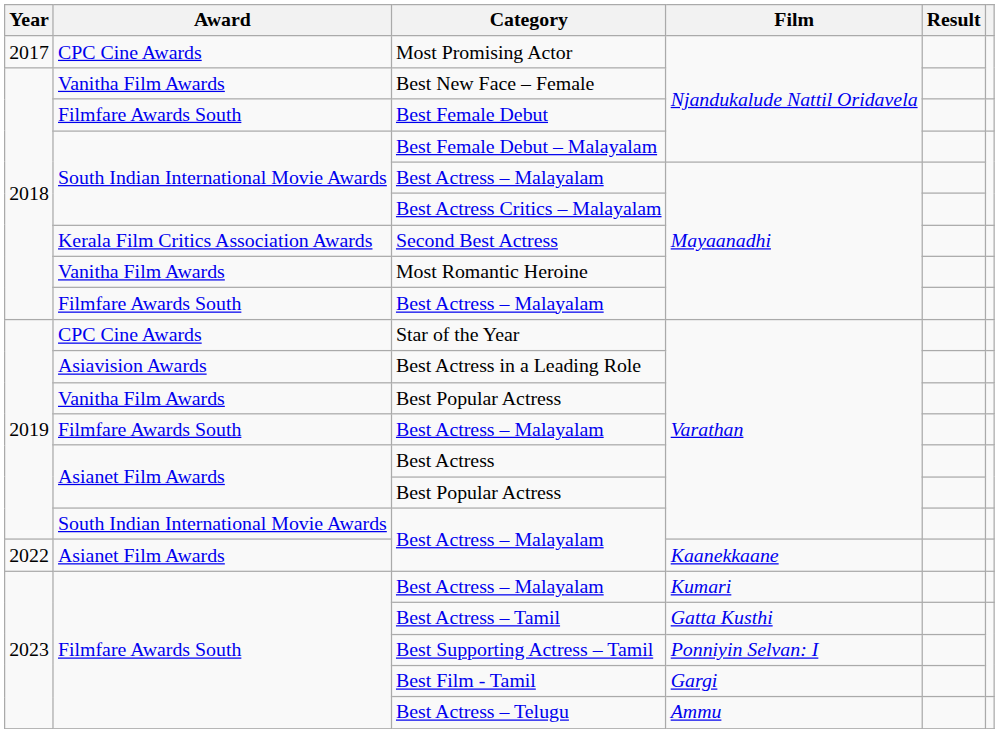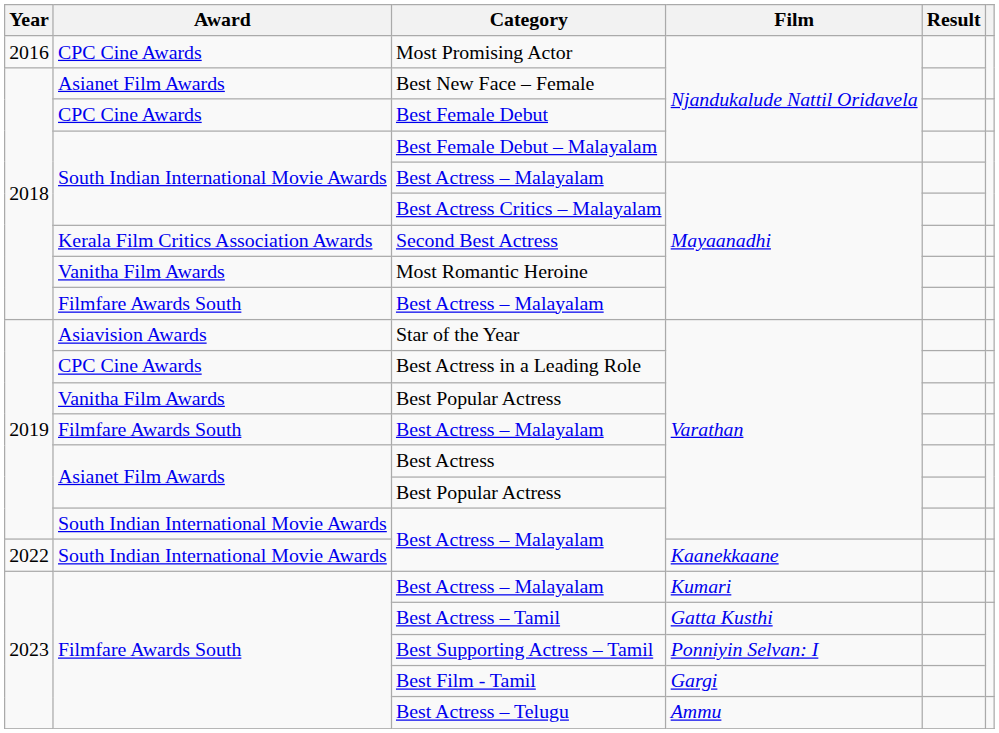(29, 51) 2017 -> (29, 51) 2016
(141, 83) Vanitha Film Awards -> (141, 83) Asianet Film Awards
(150, 114) Filmfare Awards South -> (130, 114) CPC Cine Awards
(130, 334) CPC Cine Awards -> (132, 334) Asiavision Awards
(132, 366) Asiavision Awards -> (130, 366) CPC Cine Awards
(141, 555) Asianet Film Awards -> (222, 555) South Indian International Movie Awards
